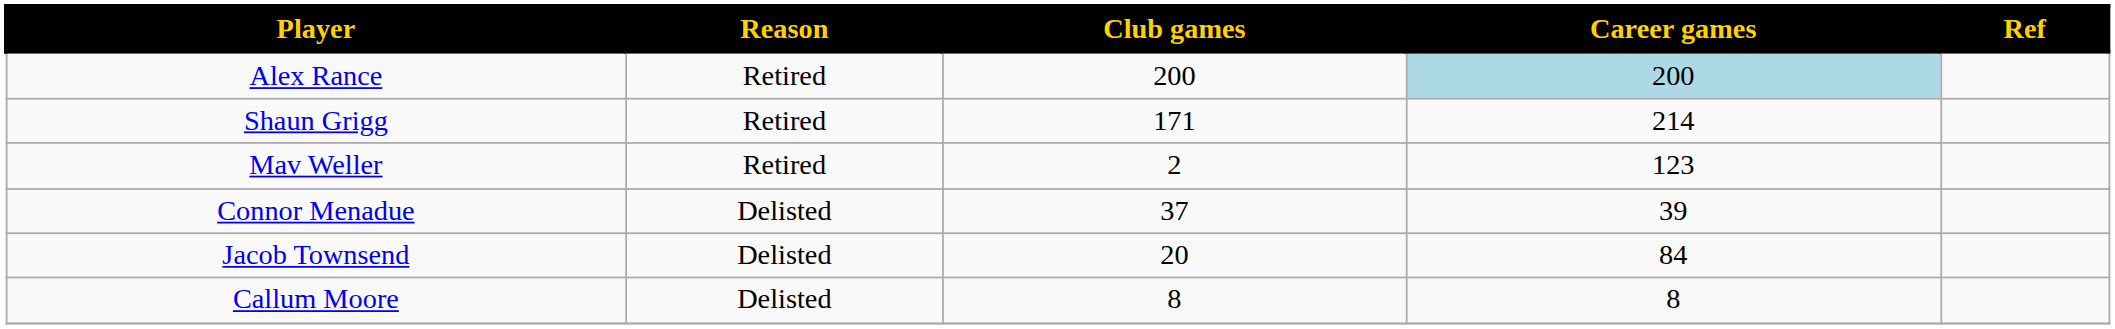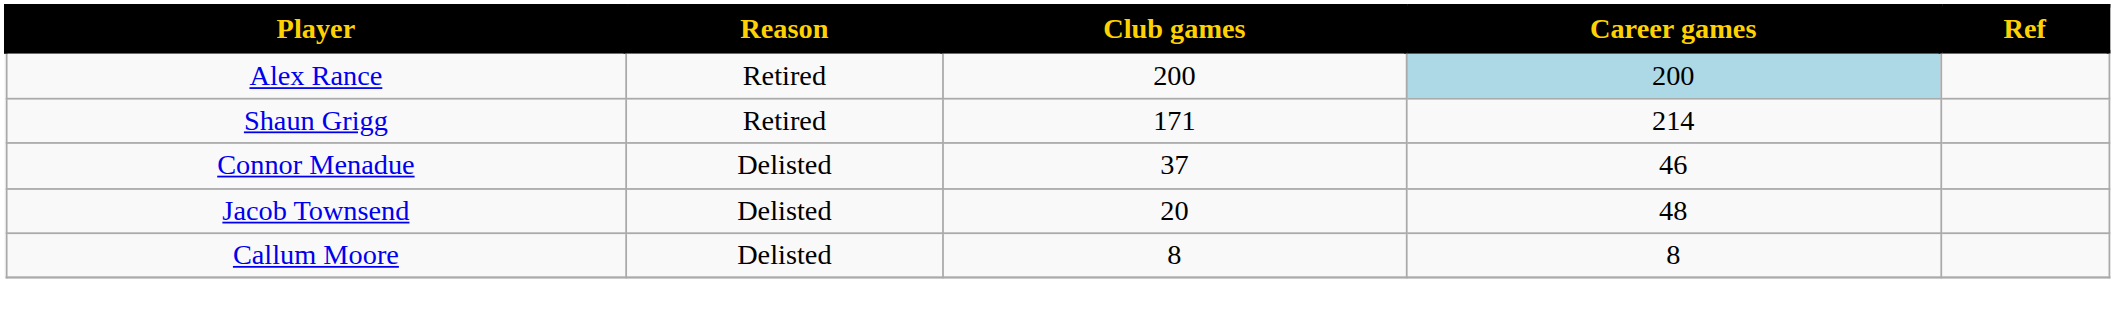- row: (316, 165)
(1673, 210) 39 -> (1673, 165) 46
(1673, 255) 84 -> (1673, 210) 48
